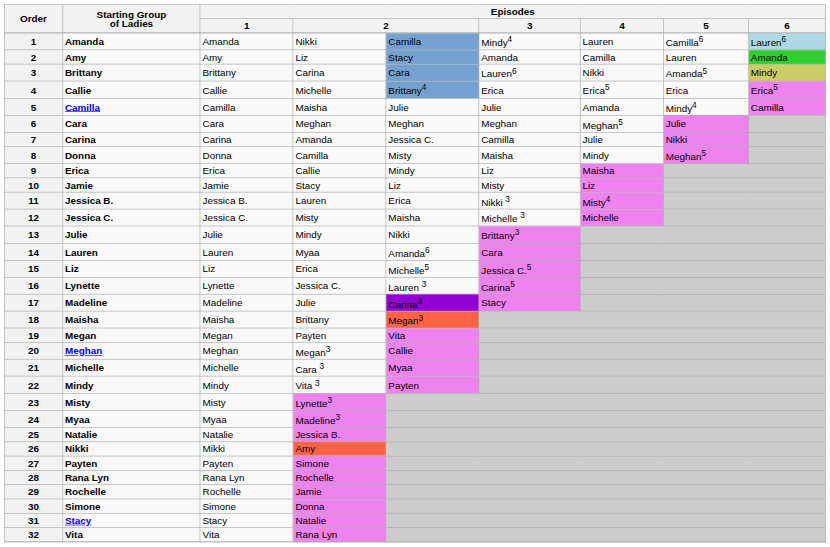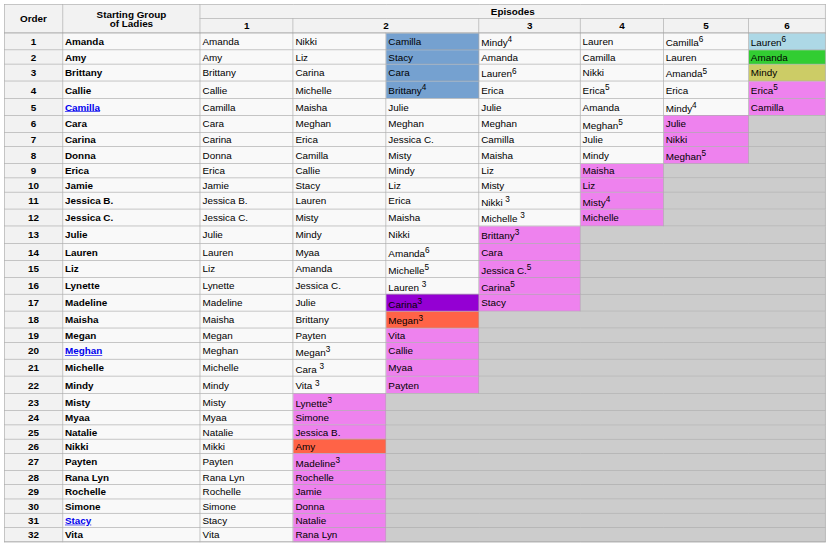(314, 140) Amanda -> (307, 140) Erica
(307, 269) Erica -> (314, 269) Amanda
(318, 419) Madeline3 -> (312, 418) Simone
(312, 463) Simone -> (318, 462) Madeline3
